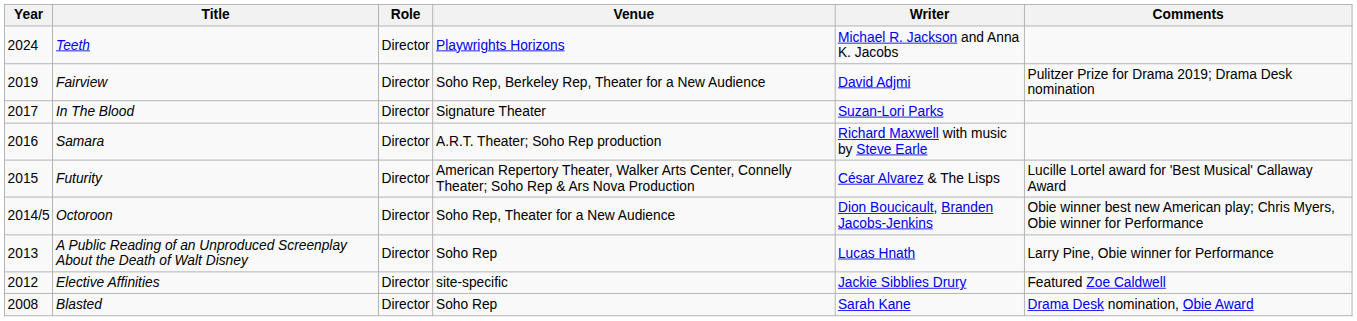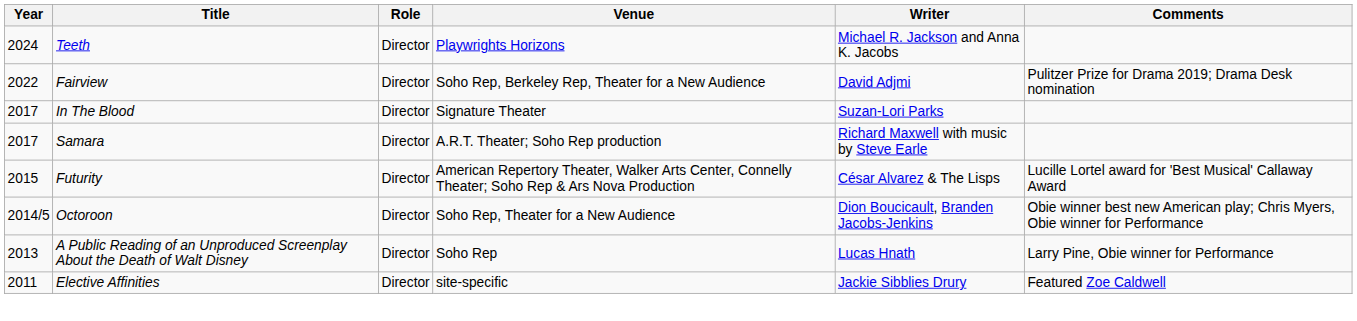(23, 82) 2019 -> (23, 82) 2022
(23, 141) 2016 -> (23, 141) 2017
(23, 282) 2012 -> (22, 282) 2011
- row: (79, 304)
